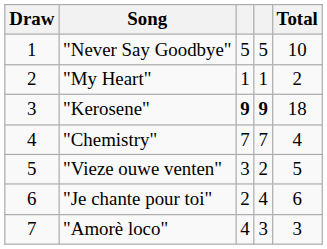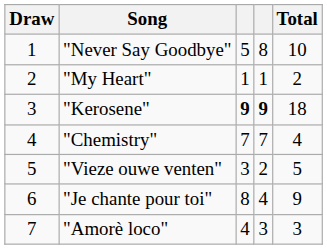(263, 49) 5 -> (263, 49) 8
(245, 199) 2 -> (245, 199) 8
(297, 199) 6 -> (297, 199) 9
